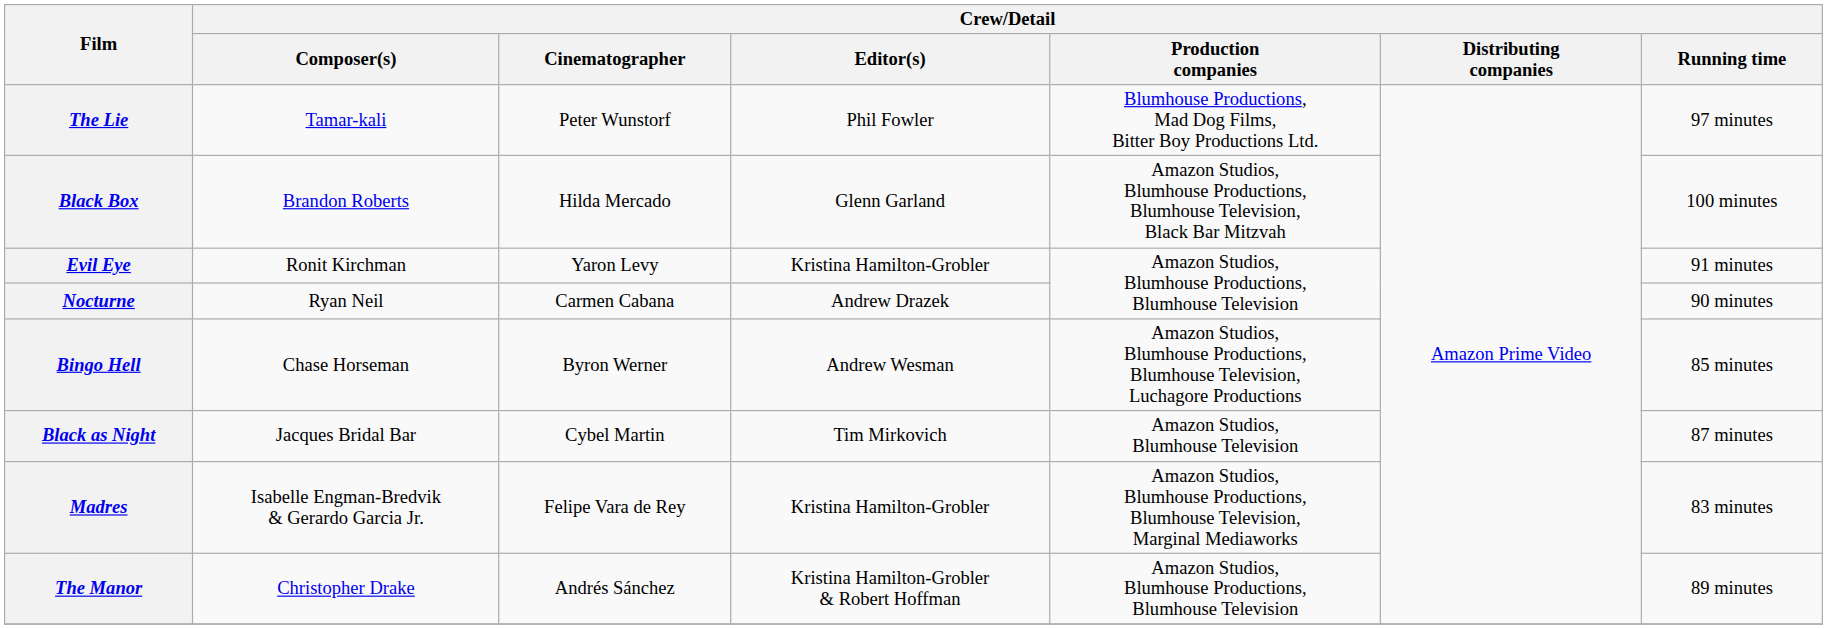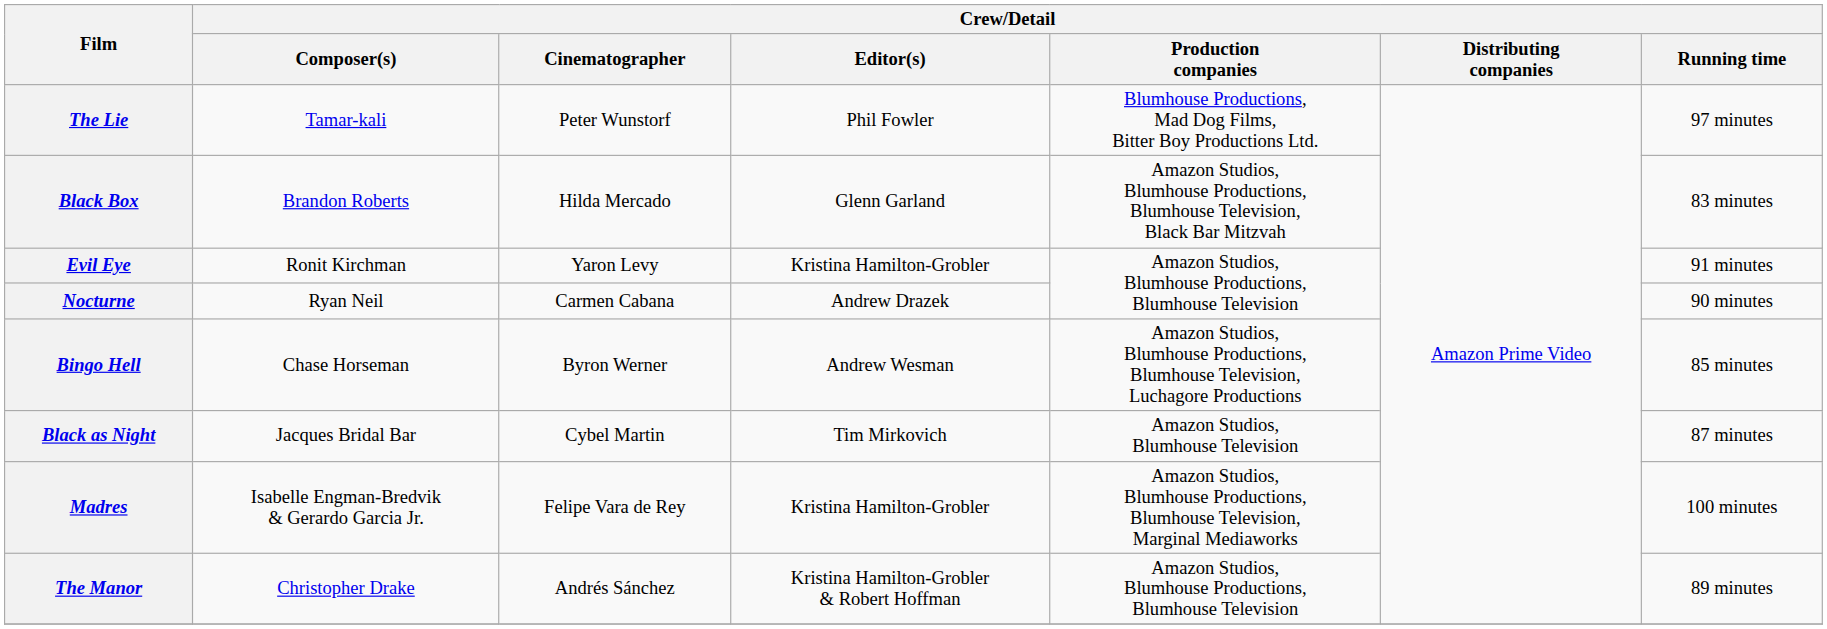(1732, 201) 100 minutes -> (1732, 201) 83 minutes
(1732, 507) 83 minutes -> (1732, 507) 100 minutes
